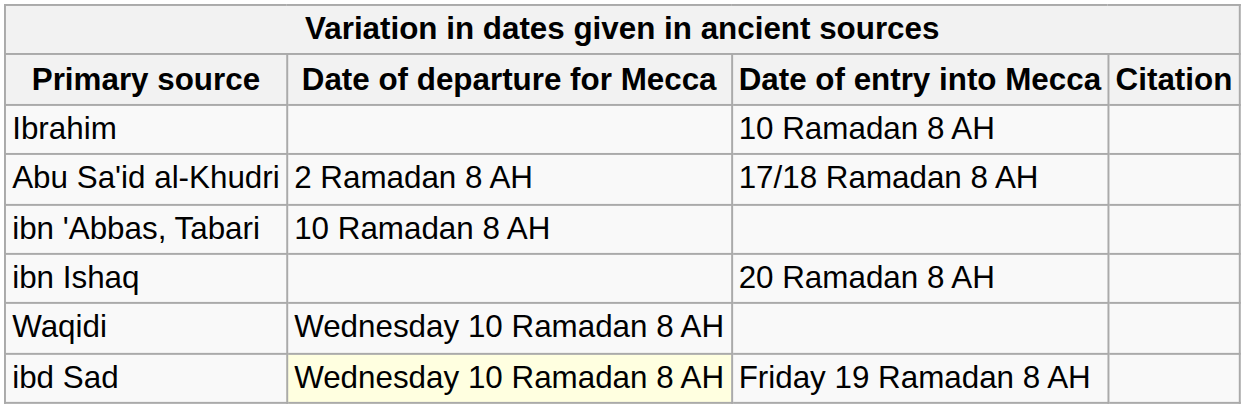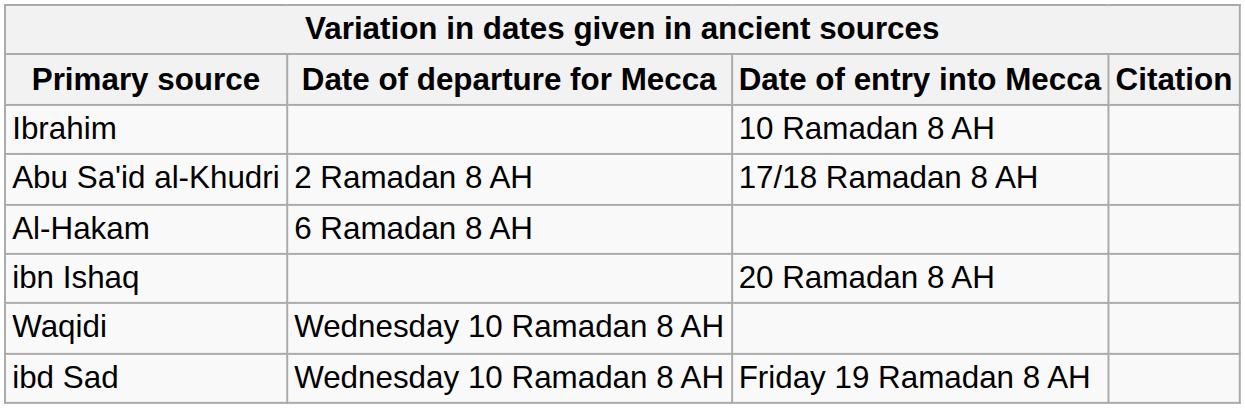+ row: (81, 228)
- row: (136, 228)
(509, 377) lightyellow background -> (509, 377) no background
